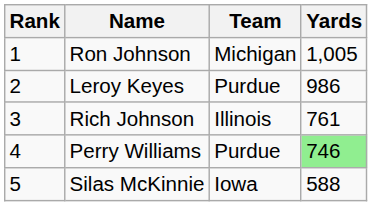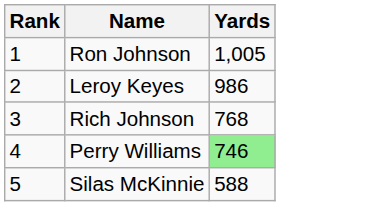- column: (255, 21)
(323, 119) 761 -> (231, 119) 768
